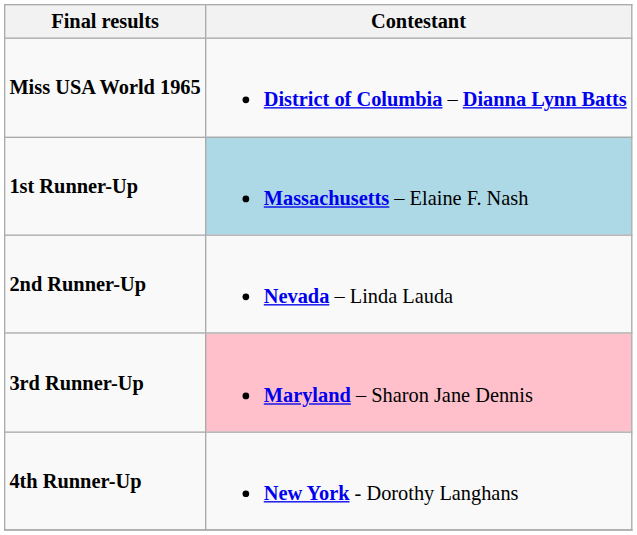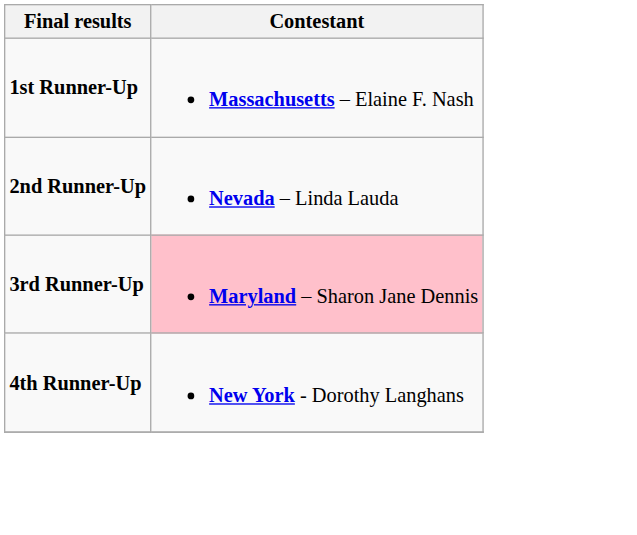- row: (105, 87)
(418, 198) lightblue background -> (317, 100) no background
